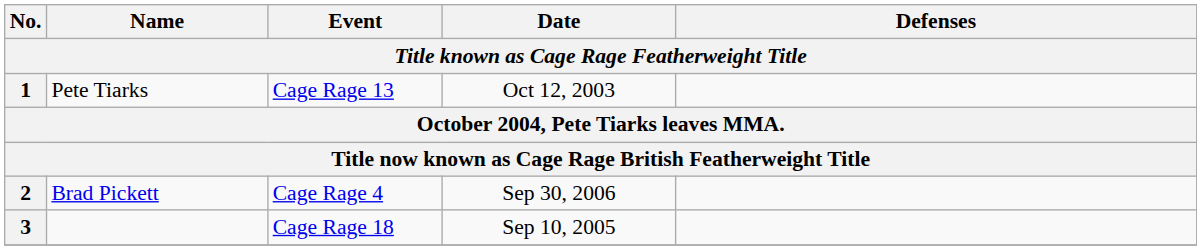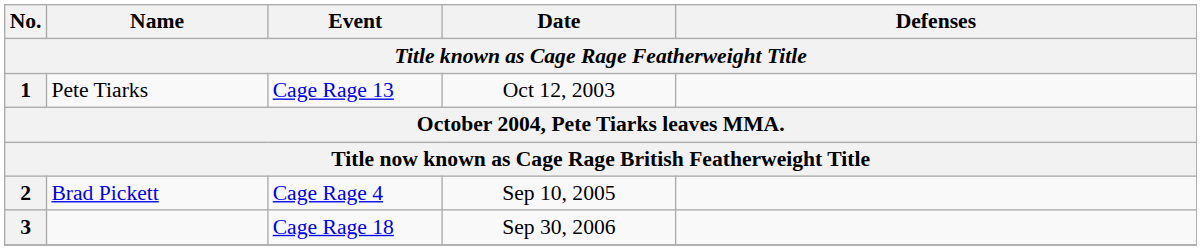(559, 192) Sep 30, 2006 -> (559, 192) Sep 10, 2005
(559, 227) Sep 10, 2005 -> (559, 227) Sep 30, 2006
